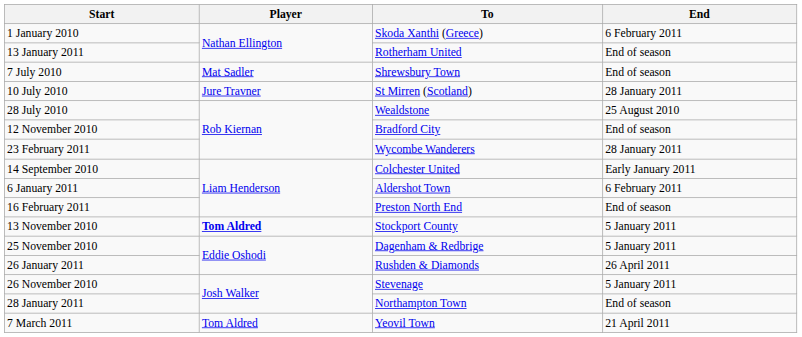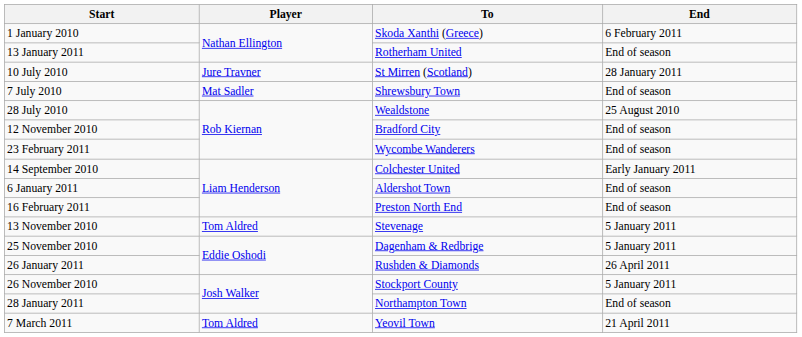rows swapped: (34, 72) <-> (37, 91)
(644, 149) 28 January 2011 -> (638, 149) End of season
(644, 188) 6 February 2011 -> (638, 188) End of season
(232, 226) bold -> (230, 226) normal
(416, 226) Stockport County -> (399, 226) Stevenage
(399, 284) Stevenage -> (416, 284) Stockport County
